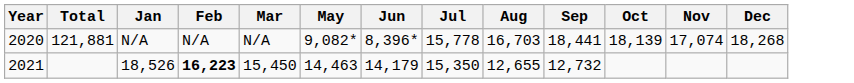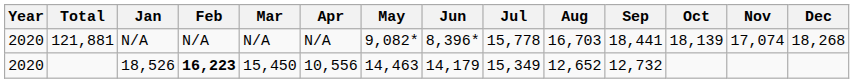+ column: (331, 17)
(26, 65) 2021 -> (26, 65) 2020
(453, 65) 15,350 -> (514, 65) 15,349
(514, 65) 12,655 -> (575, 65) 12,652
